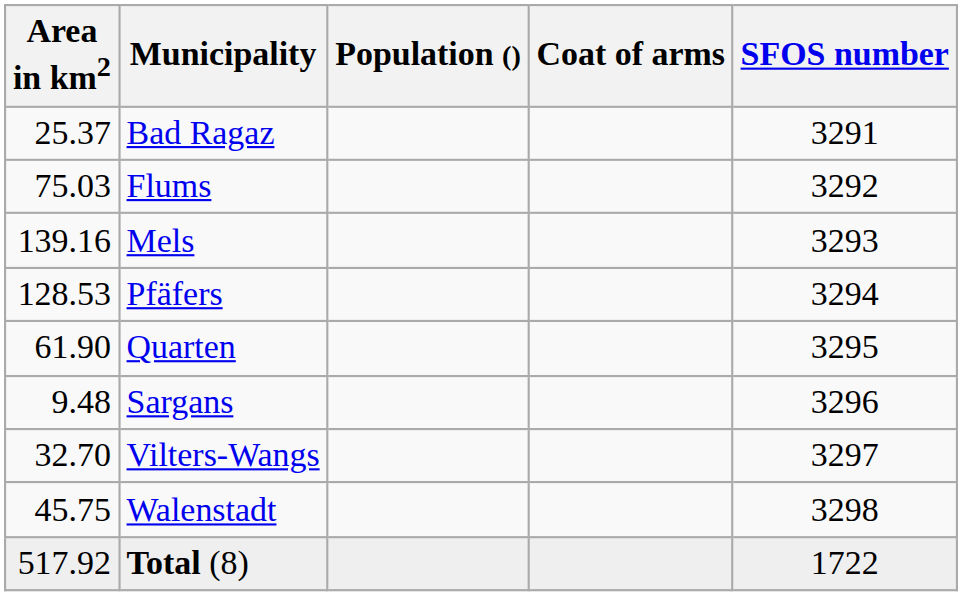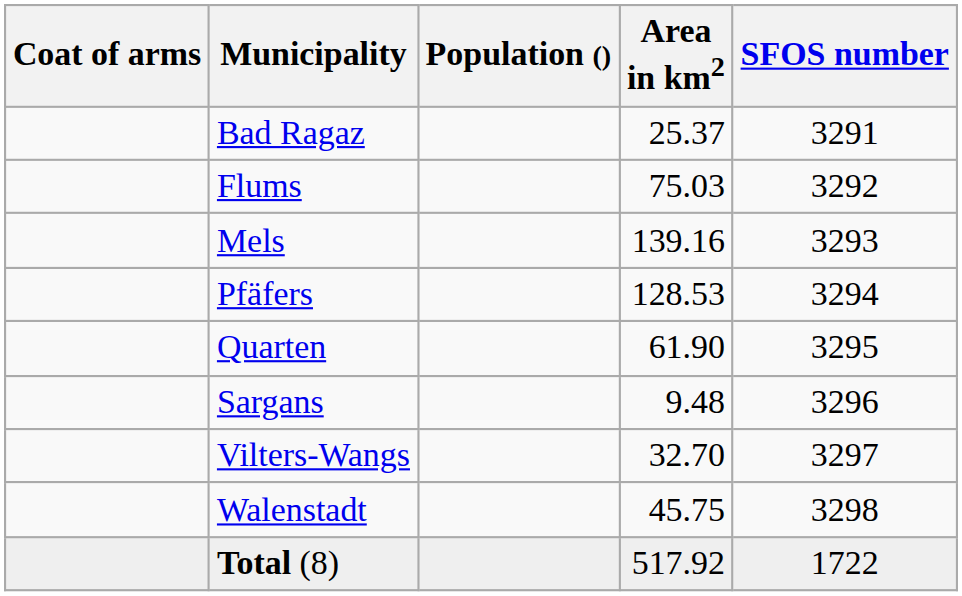columns swapped: (631, 55) <-> (62, 55)
